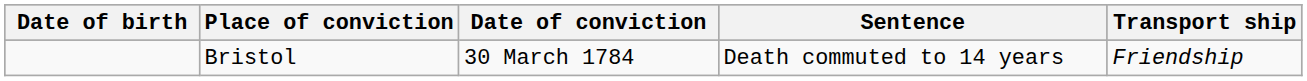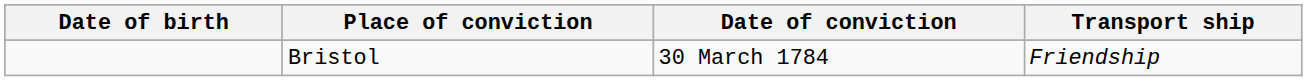- column: (913, 23)
